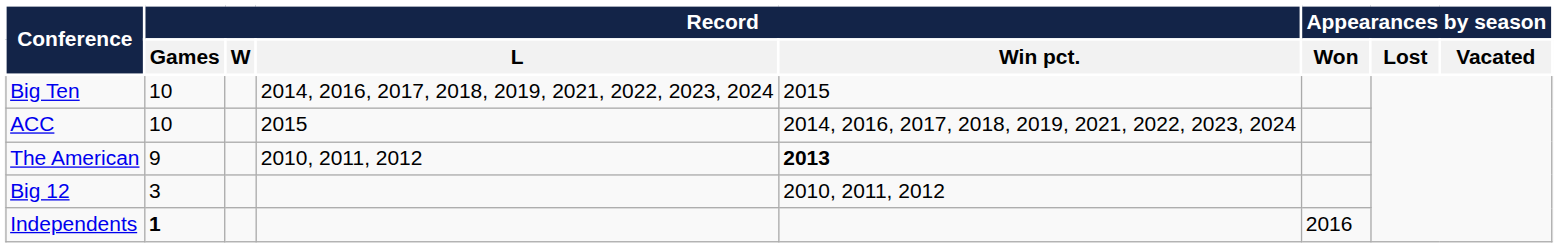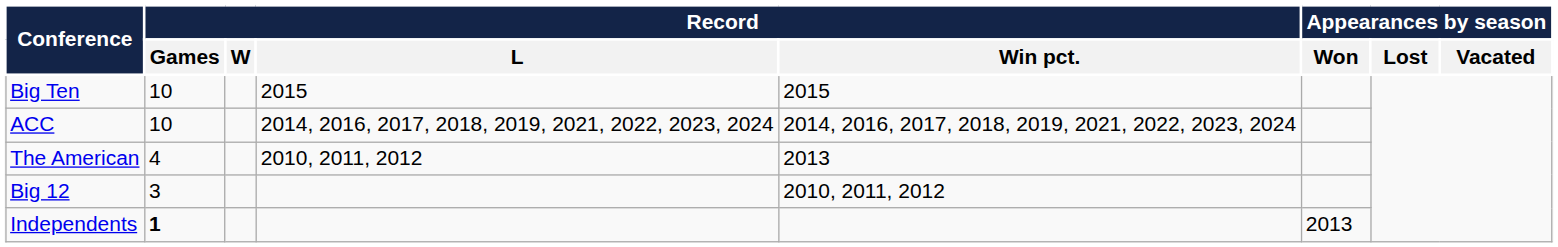(517, 91) 2014, 2016, 2017, 2018, 2019, 2021, 2022, 2023, 2024 -> (284, 91) 2015
(284, 124) 2015 -> (517, 124) 2014, 2016, 2017, 2018, 2019, 2021, 2022, 2023, 2024
(155, 158) 9 -> (155, 158) 4
(807, 158) bold -> (807, 158) normal
(1329, 224) 2016 -> (1329, 224) 2013
